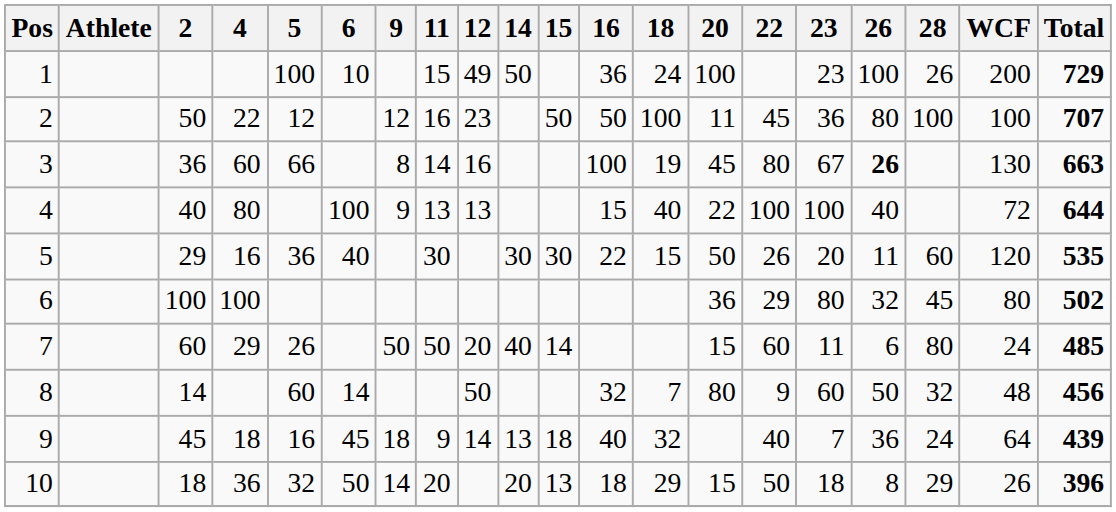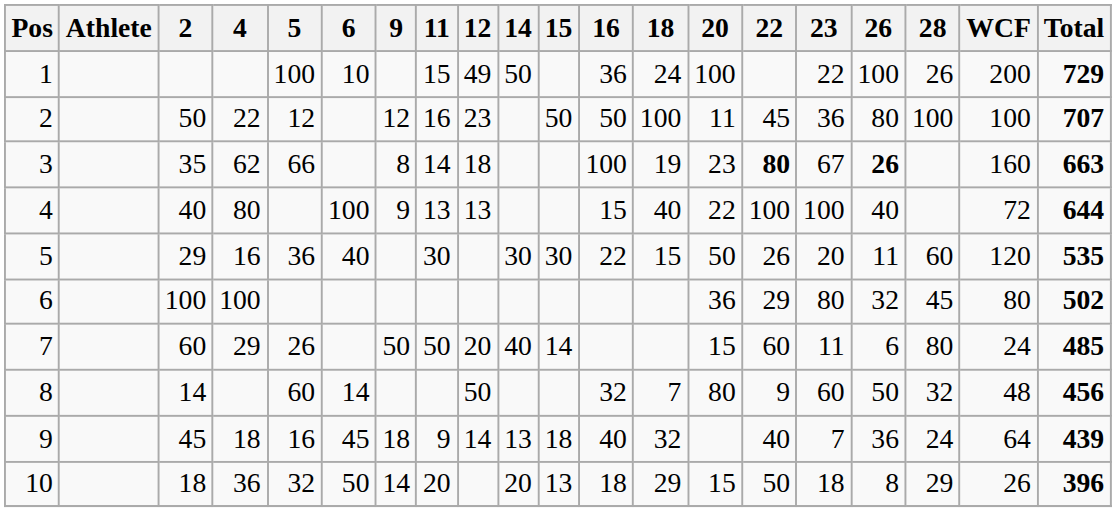(831, 73) 23 -> (831, 73) 22
(192, 164) 36 -> (192, 164) 35
(247, 164) 60 -> (247, 164) 62
(477, 164) 16 -> (477, 164) 18
(722, 164) 45 -> (722, 164) 23
(776, 164) normal -> (776, 164) bold
(1010, 164) 130 -> (1010, 164) 160
